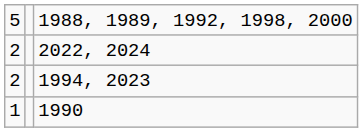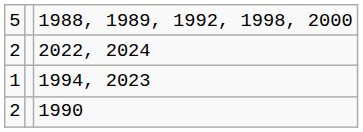(15, 81) 2 -> (15, 81) 1
(15, 112) 1 -> (15, 112) 2
